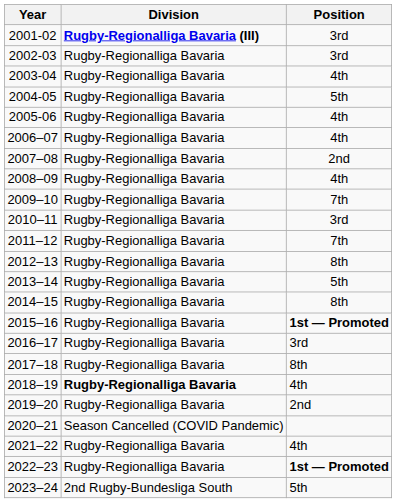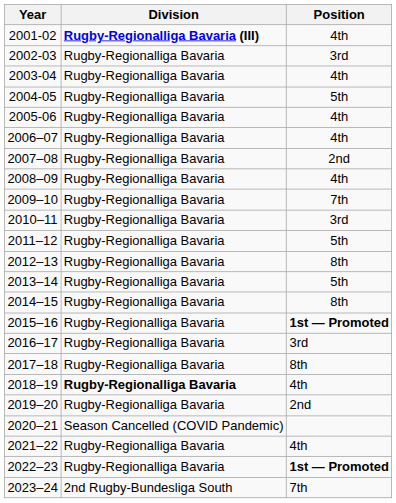(339, 35) 3rd -> (339, 35) 4th
(339, 240) 7th -> (339, 240) 5th
(299, 487) 5th -> (299, 487) 7th
